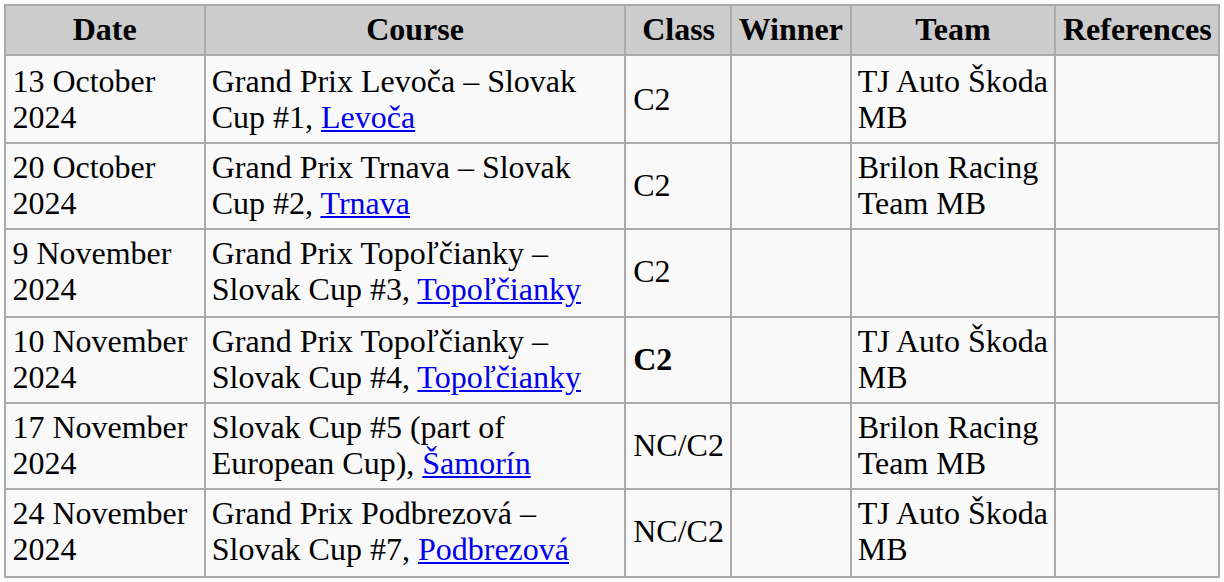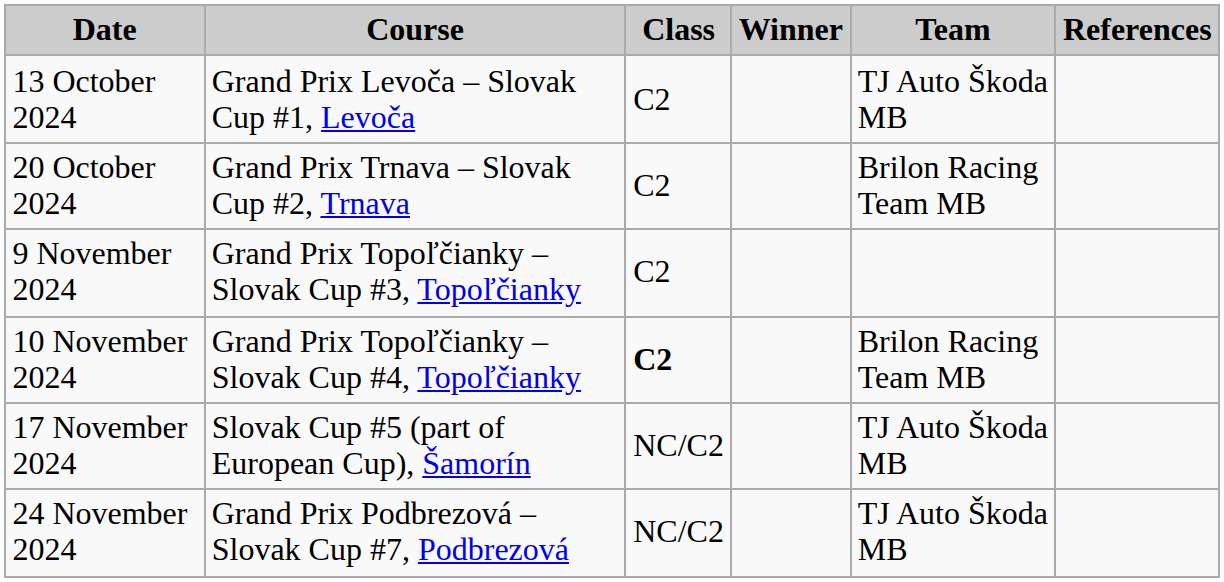(953, 358) TJ Auto Škoda MB -> (948, 358) Brilon Racing Team MB
(948, 445) Brilon Racing Team MB -> (953, 445) TJ Auto Škoda MB
